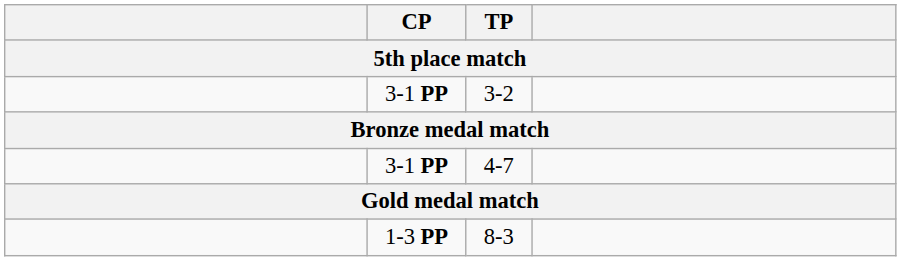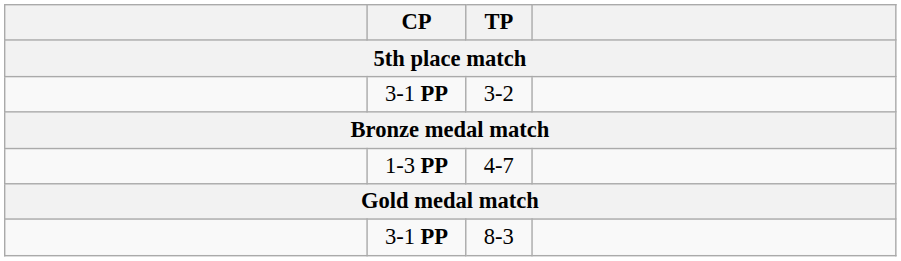(417, 165) 3-1 PP -> (417, 165) 1-3 PP
(417, 237) 1-3 PP -> (417, 237) 3-1 PP
